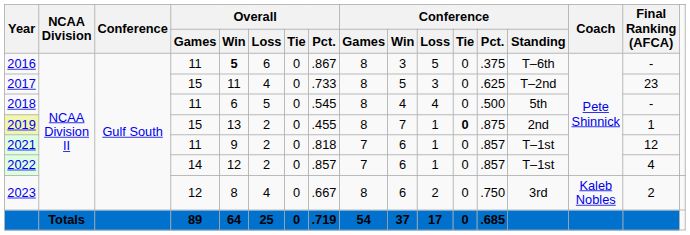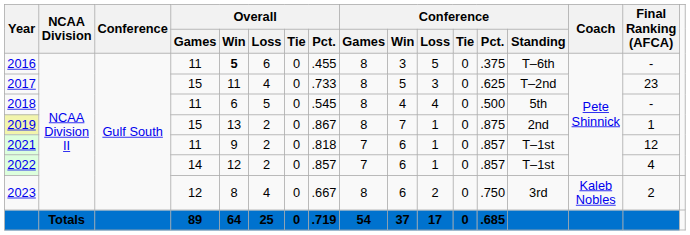(324, 63) .867 -> (324, 63) .455
(324, 124) .455 -> (324, 124) .867
(465, 124) bold -> (465, 124) normal
